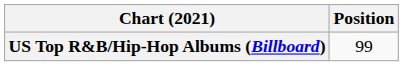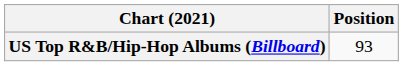(364, 46) 99 -> (364, 46) 93
